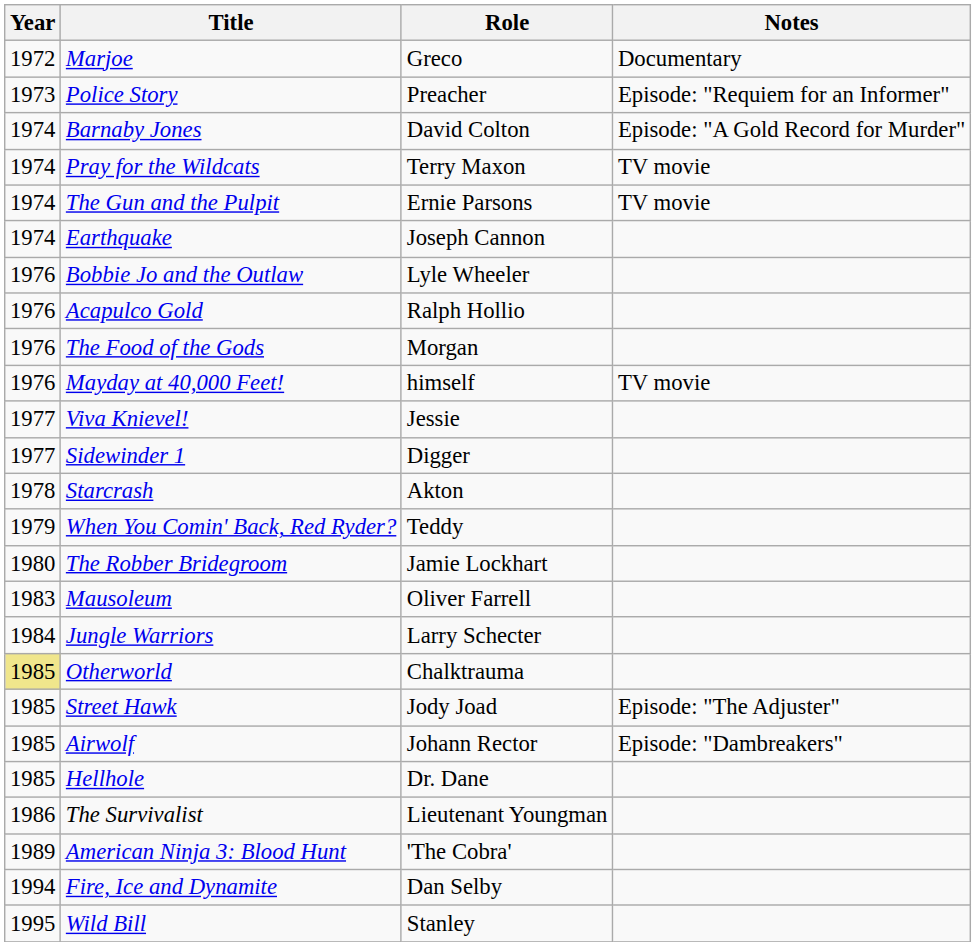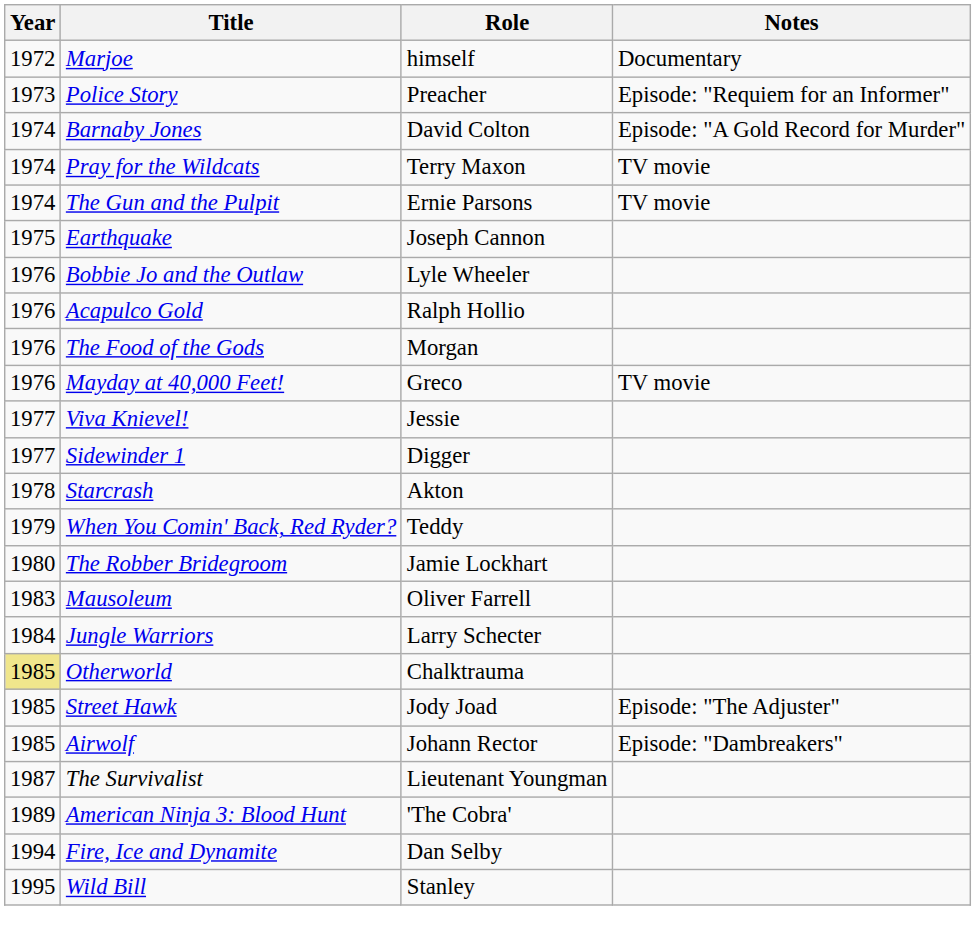(435, 58) Greco -> (441, 58) himself
(33, 238) 1974 -> (33, 238) 1975
(441, 382) himself -> (435, 382) Greco
- row: (105, 779)
(33, 815) 1986 -> (33, 779) 1987
